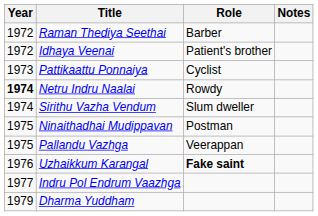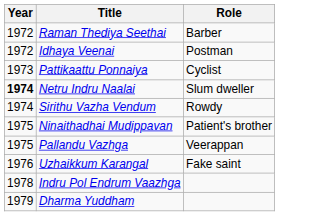- column: (294, 13)
(229, 51) Patient's brother -> (209, 51) Postman
(204, 88) Rowdy -> (220, 88) Slum dweller
(220, 107) Slum dweller -> (204, 107) Rowdy
(209, 126) Postman -> (229, 126) Patient's brother
(215, 164) bold -> (213, 164) normal
(20, 182) 1977 -> (20, 182) 1978
